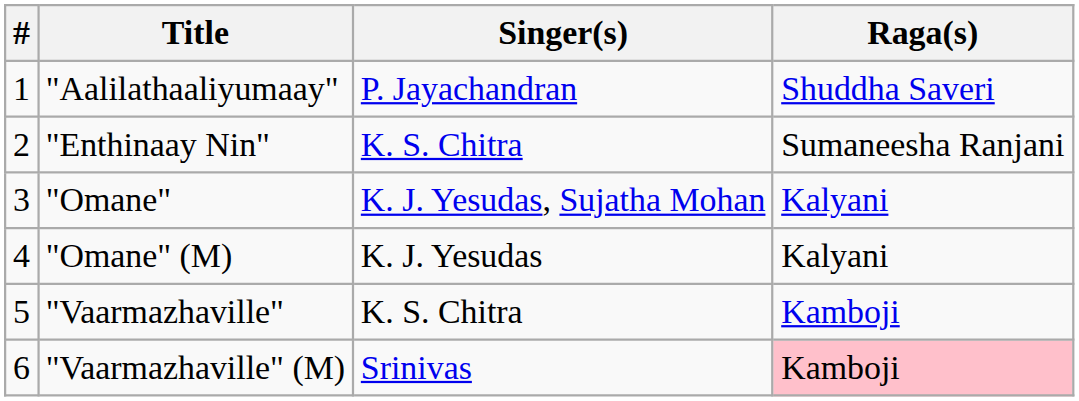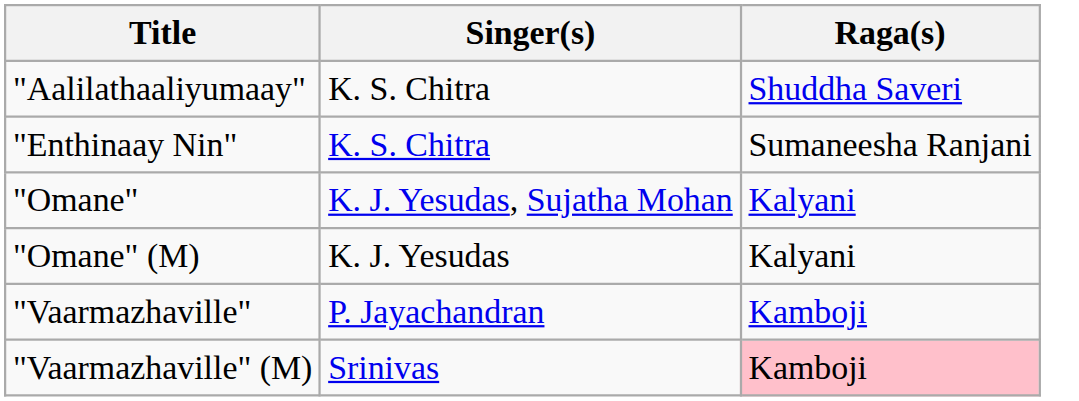- column: (21, 32)
(469, 88) P. Jayachandran -> (409, 88) K. S. Chitra
(442, 312) K. S. Chitra -> (436, 312) P. Jayachandran
